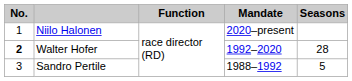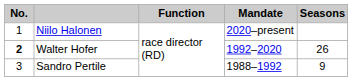(322, 49) 28 -> (322, 49) 26
(322, 67) 5 -> (322, 67) 9
